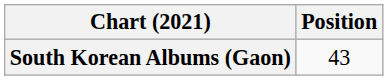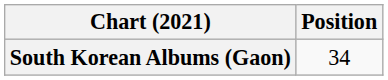(339, 57) 43 -> (339, 57) 34
